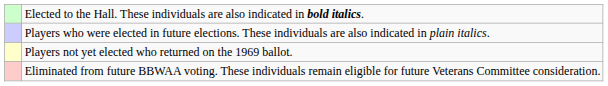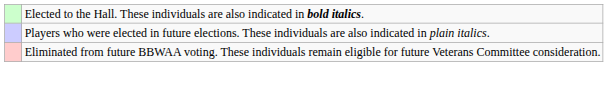- row: (159, 52)
